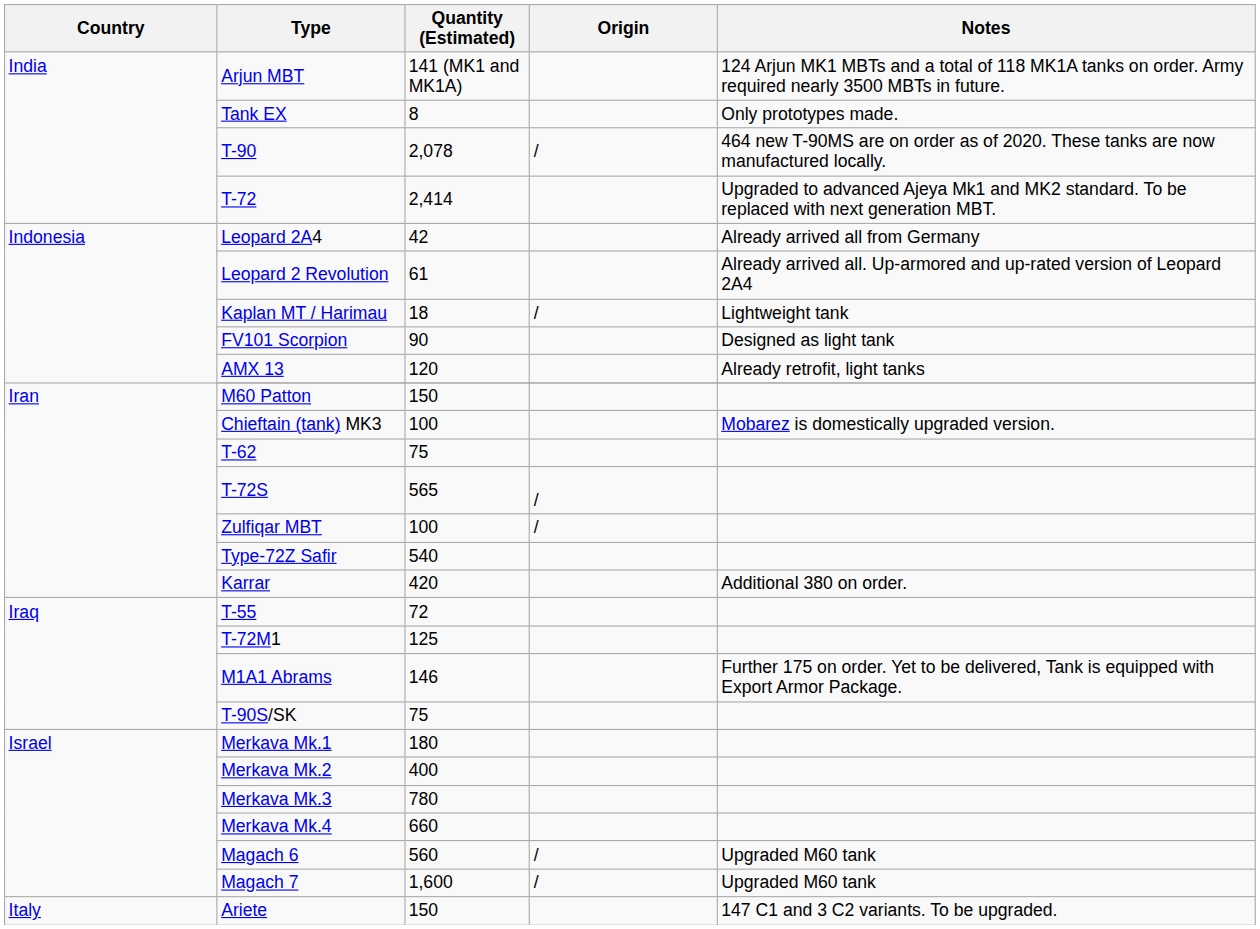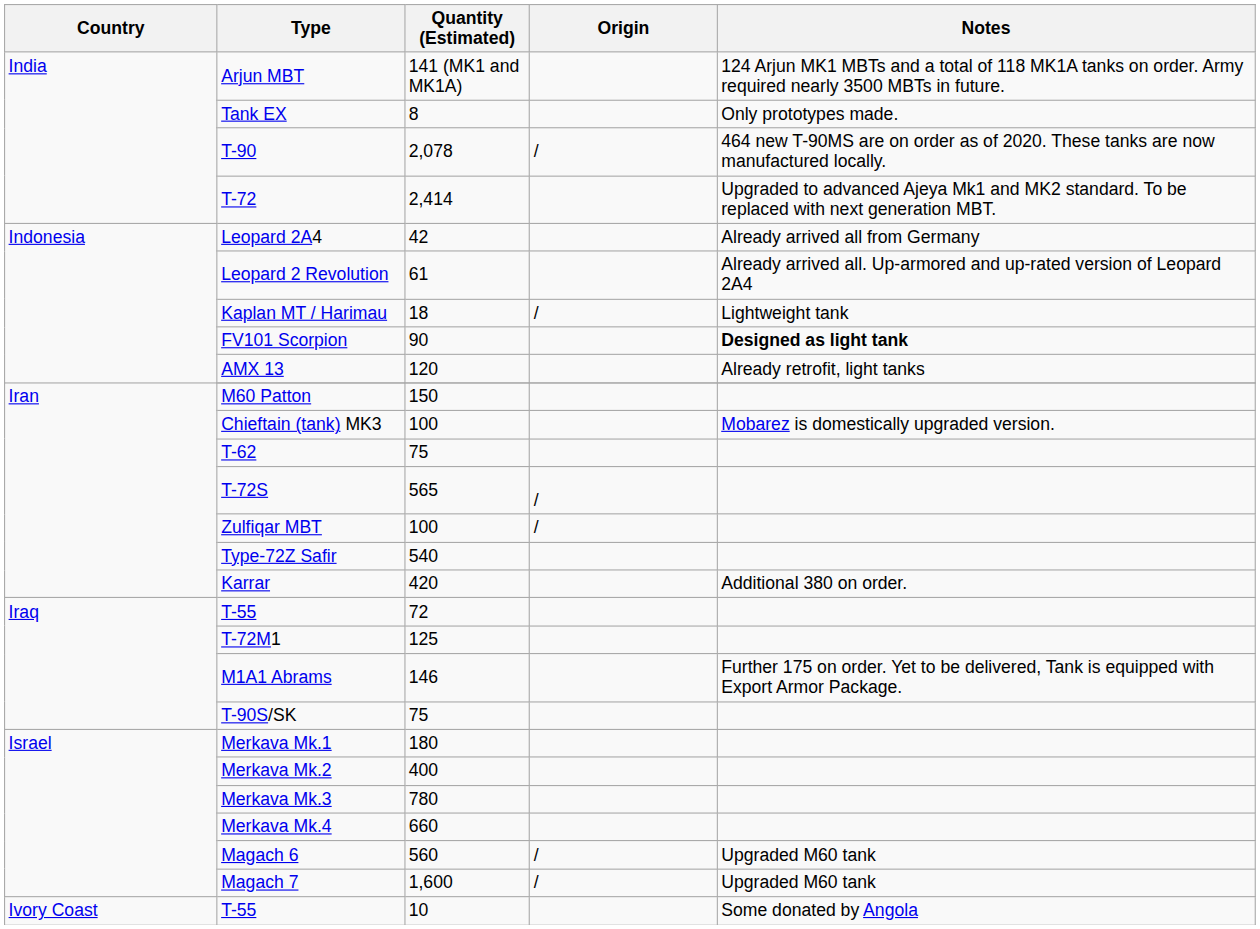(808, 340) normal -> (815, 340) bold
- row: (244, 910)
+ row: (239, 910)
